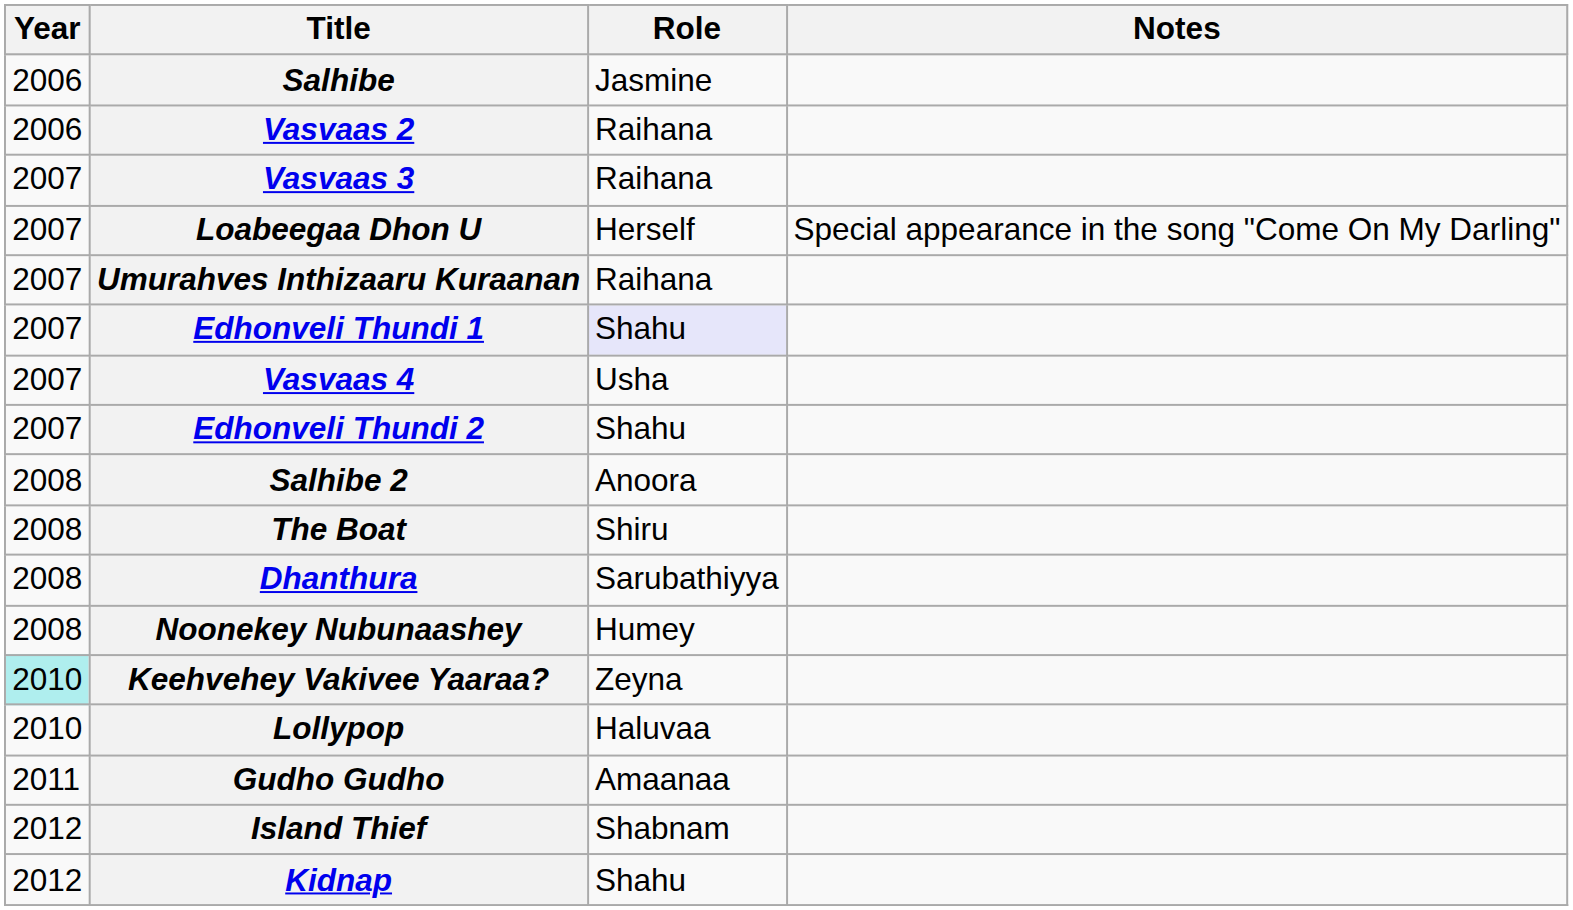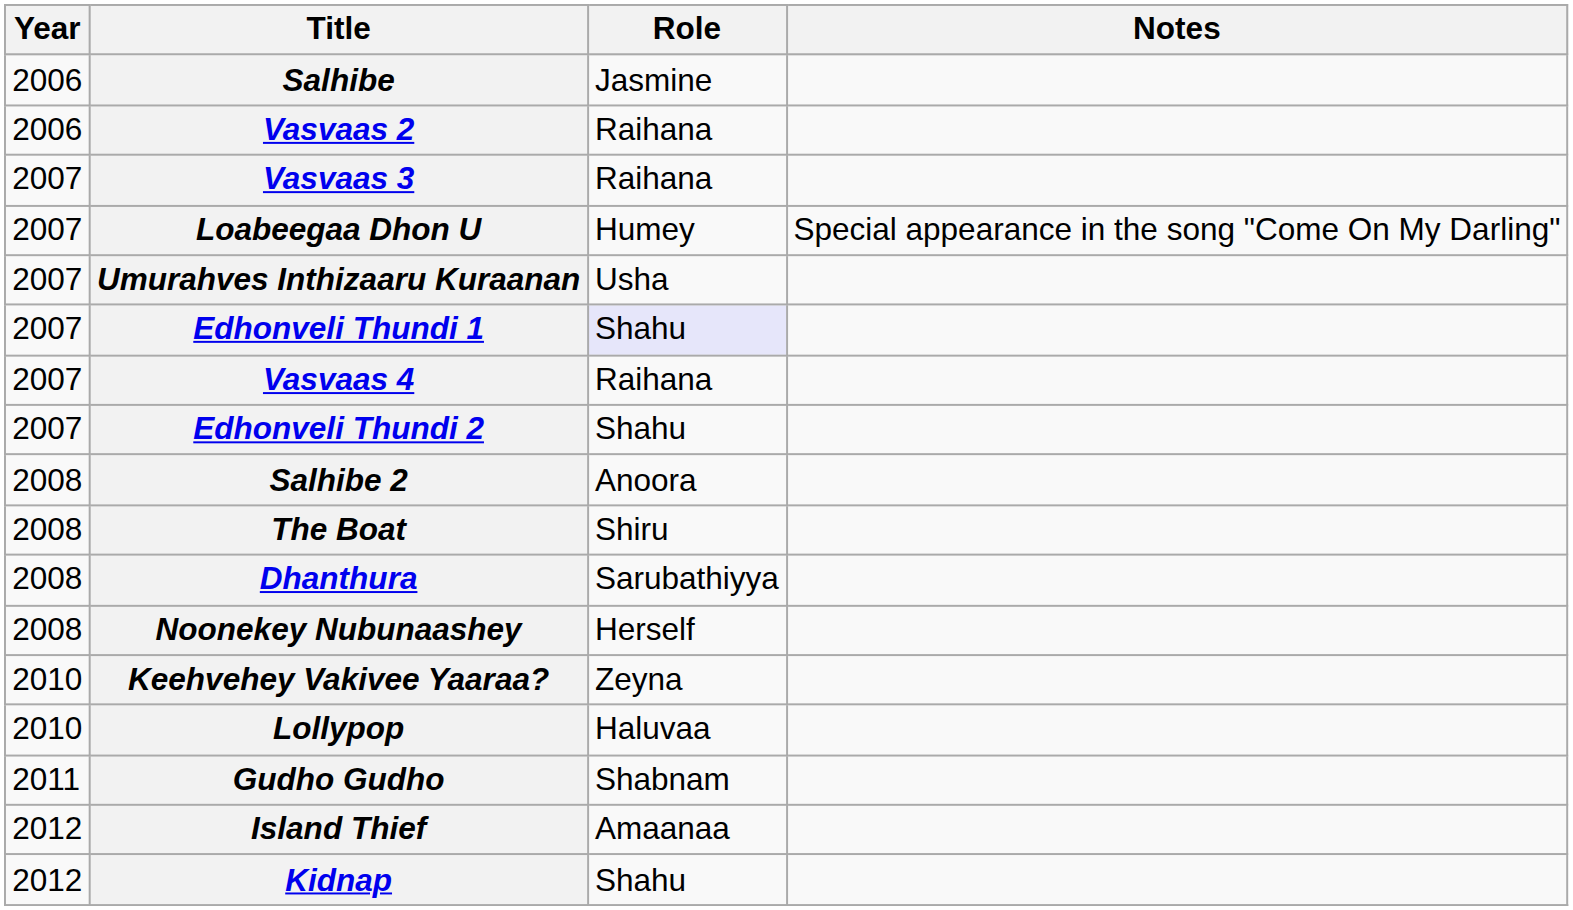(645, 229) Herself -> (645, 229) Humey
(654, 279) Raihana -> (632, 279) Usha
(632, 379) Usha -> (654, 379) Raihana
(645, 629) Humey -> (645, 629) Herself
(47, 679) paleturquoise background -> (47, 679) no background
(662, 779) Amaanaa -> (662, 779) Shabnam
(662, 829) Shabnam -> (662, 829) Amaanaa
